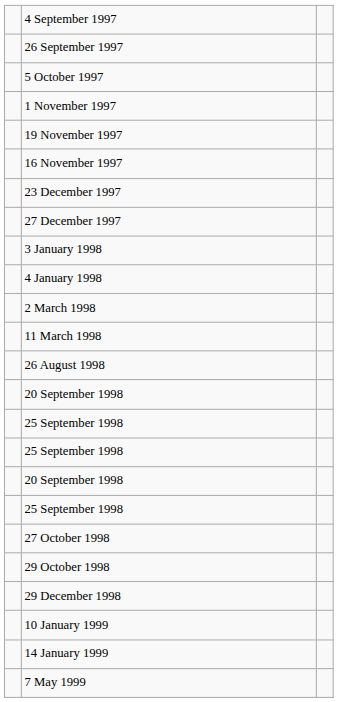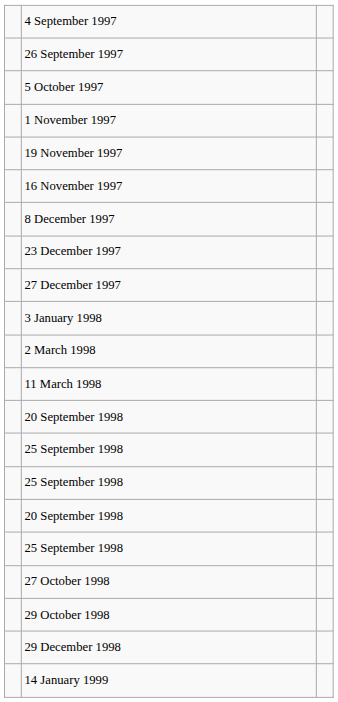+ row: (13, 219)
- row: (13, 279)
- row: (13, 366)
- row: (13, 625)
- row: (13, 683)
